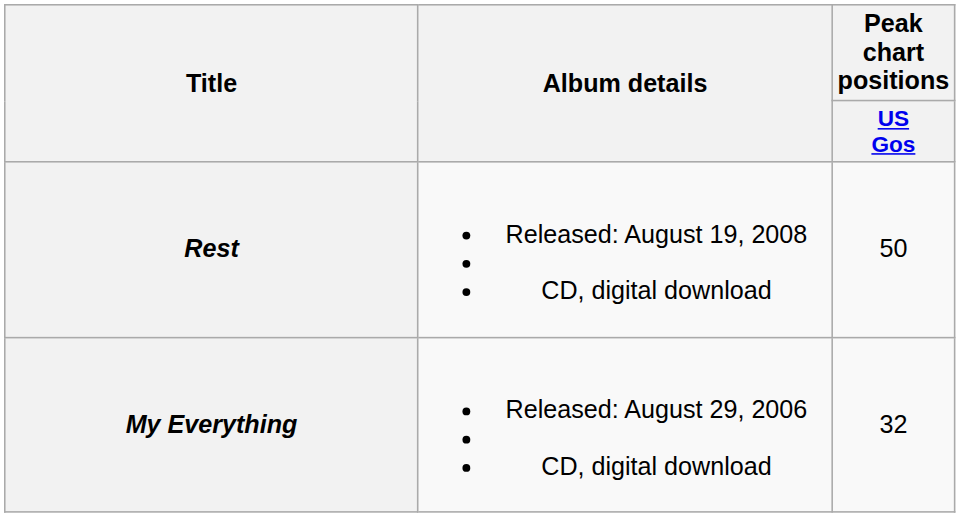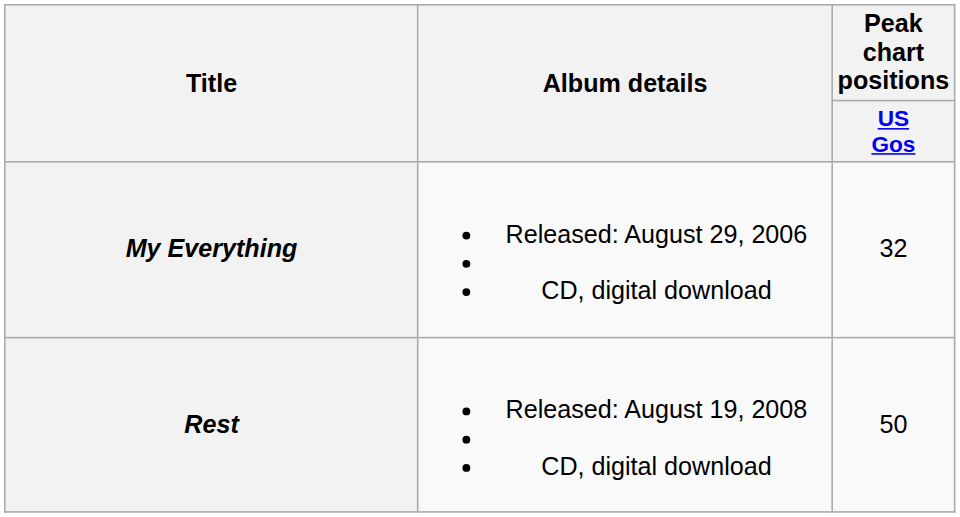rows swapped: (212, 423) <-> (212, 249)
